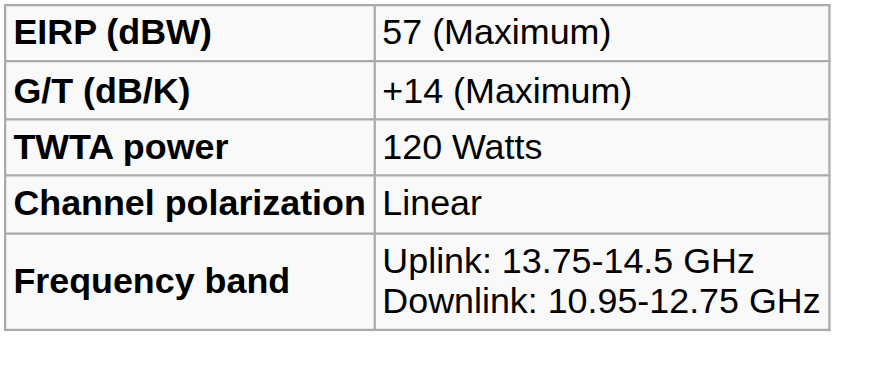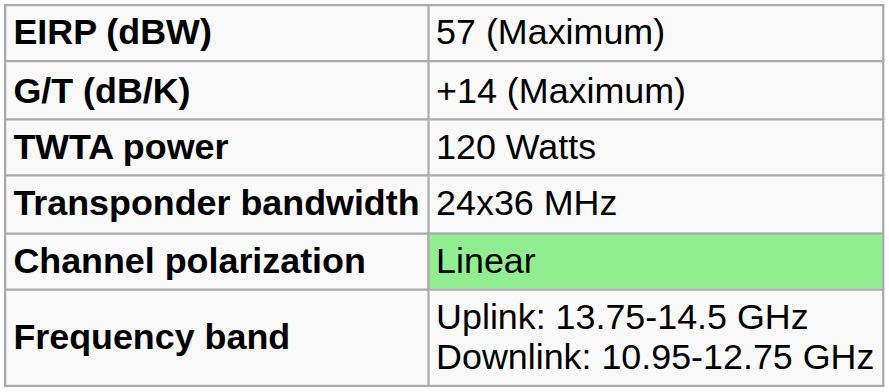+ row: (216, 203)
(432, 203) no background -> (486, 260) lightgreen background
